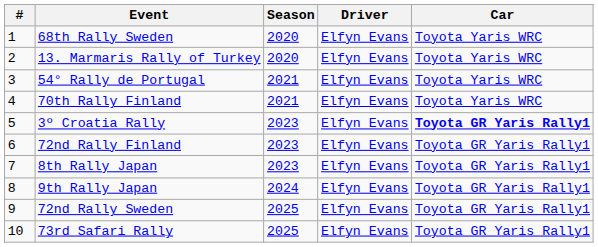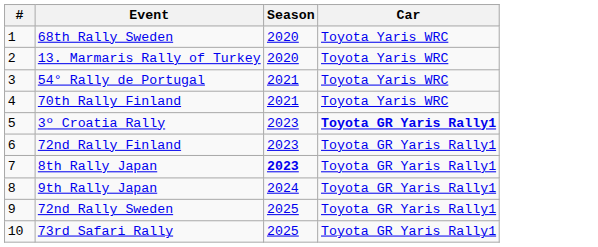- column: (365, 15)
(283, 167) normal -> (283, 167) bold
